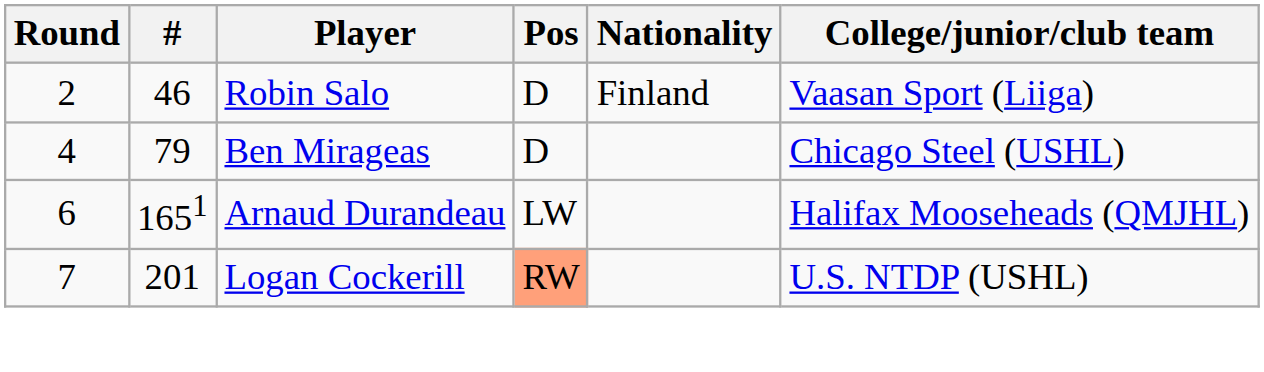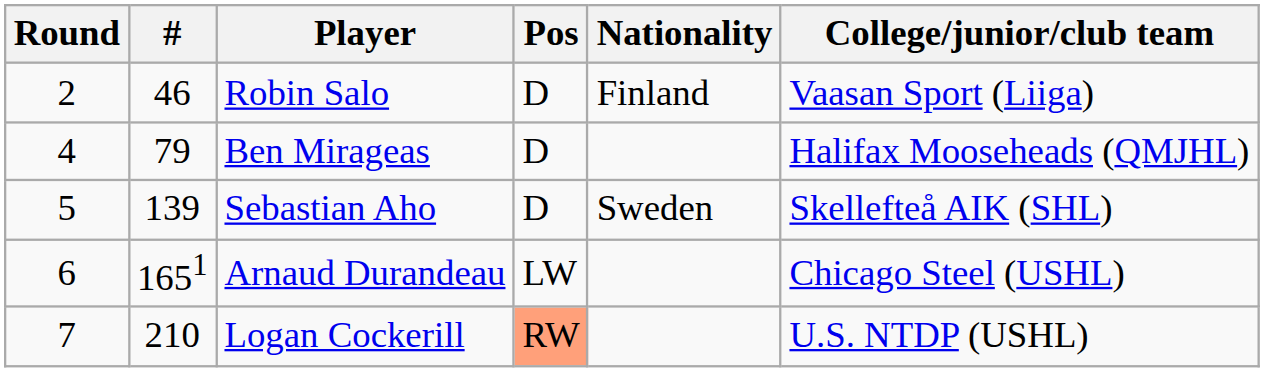(957, 150) Chicago Steel (USHL) -> (1019, 150) Halifax Mooseheads (QMJHL)
+ row: (330, 208)
(1019, 213) Halifax Mooseheads (QMJHL) -> (957, 272) Chicago Steel (USHL)
(172, 277) 201 -> (172, 335) 210
